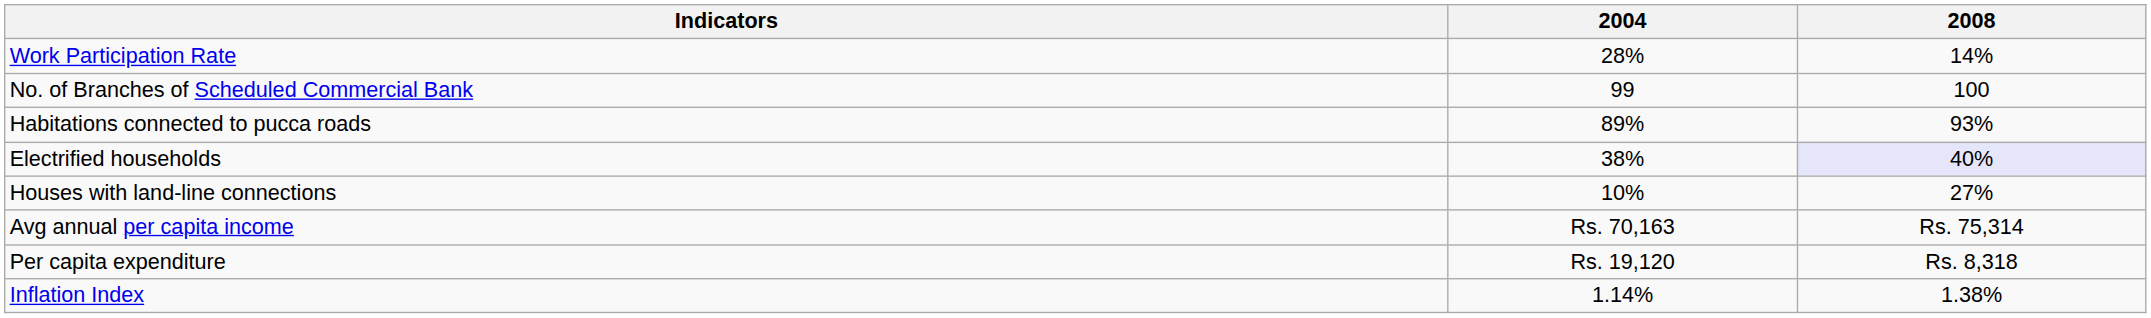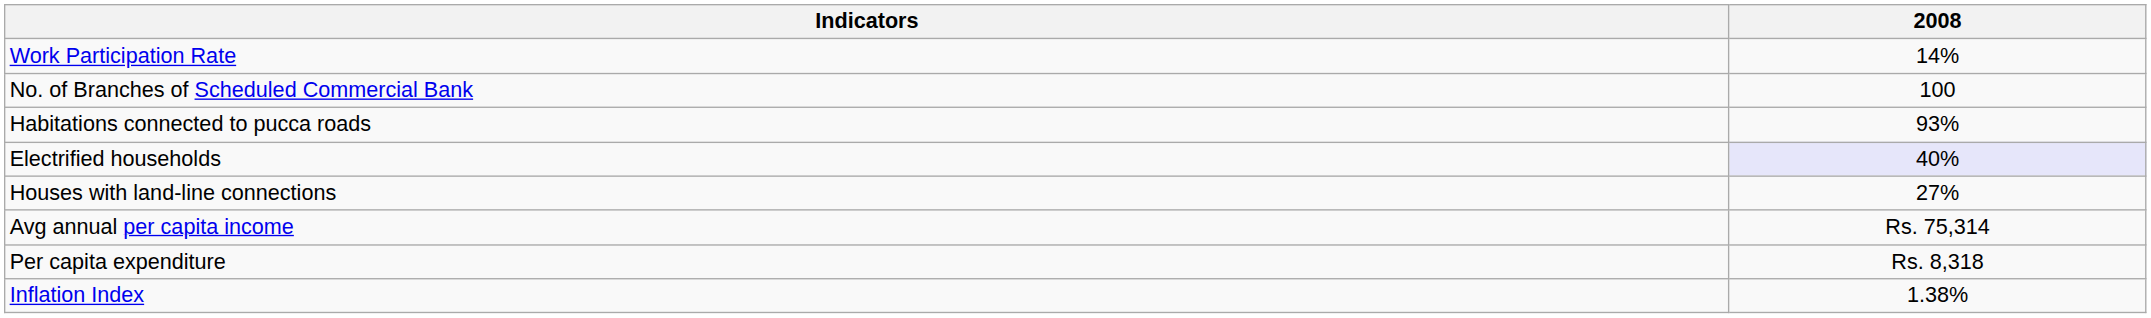- column: (1623, 21)
